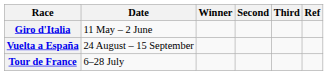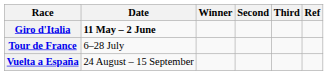(118, 29) normal -> (119, 29) bold
rows swapped: (43, 62) <-> (43, 45)
